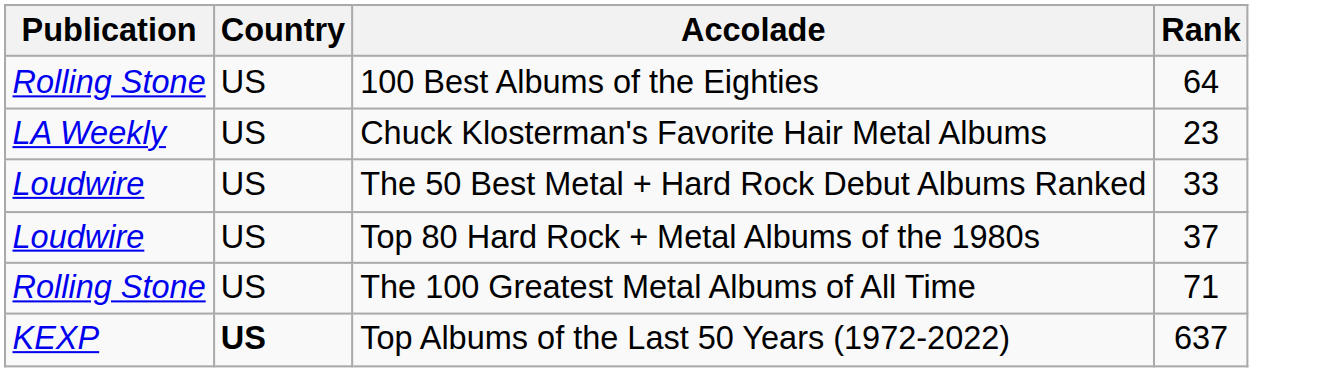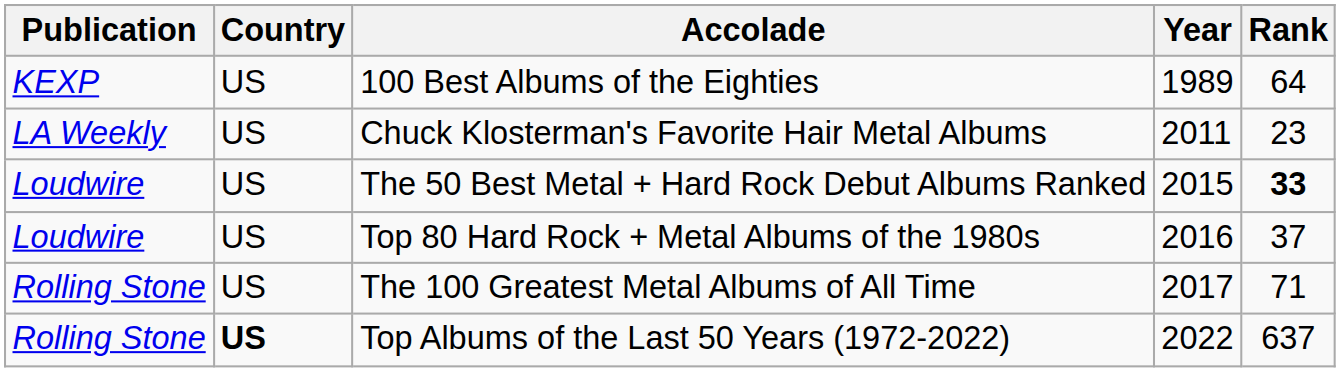+ column: (1197, 30)
(109, 81) Rolling Stone -> (56, 81) KEXP
(1201, 184) normal -> (1288, 184) bold
(56, 339) KEXP -> (109, 339) Rolling Stone
